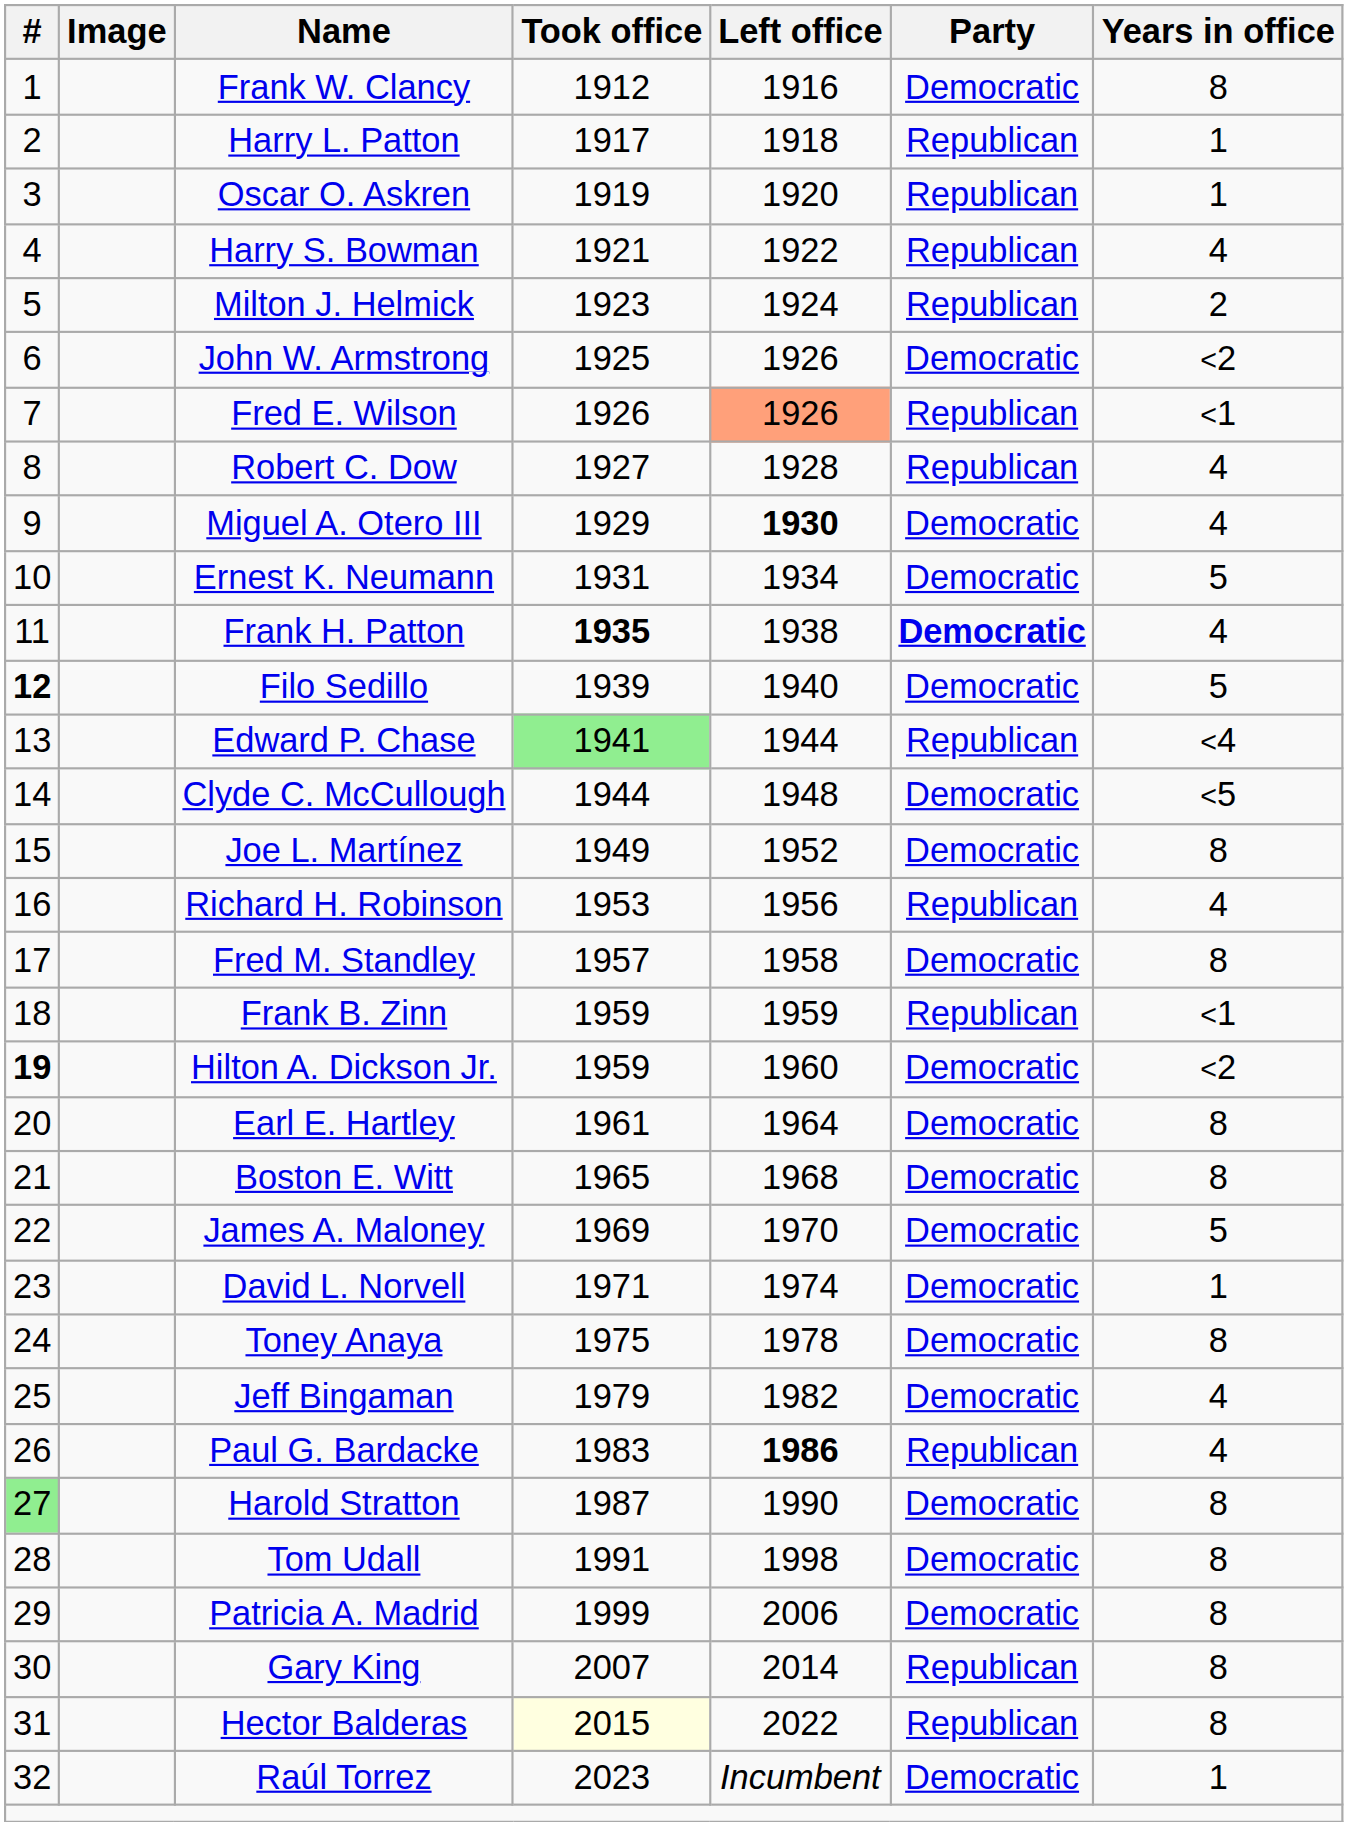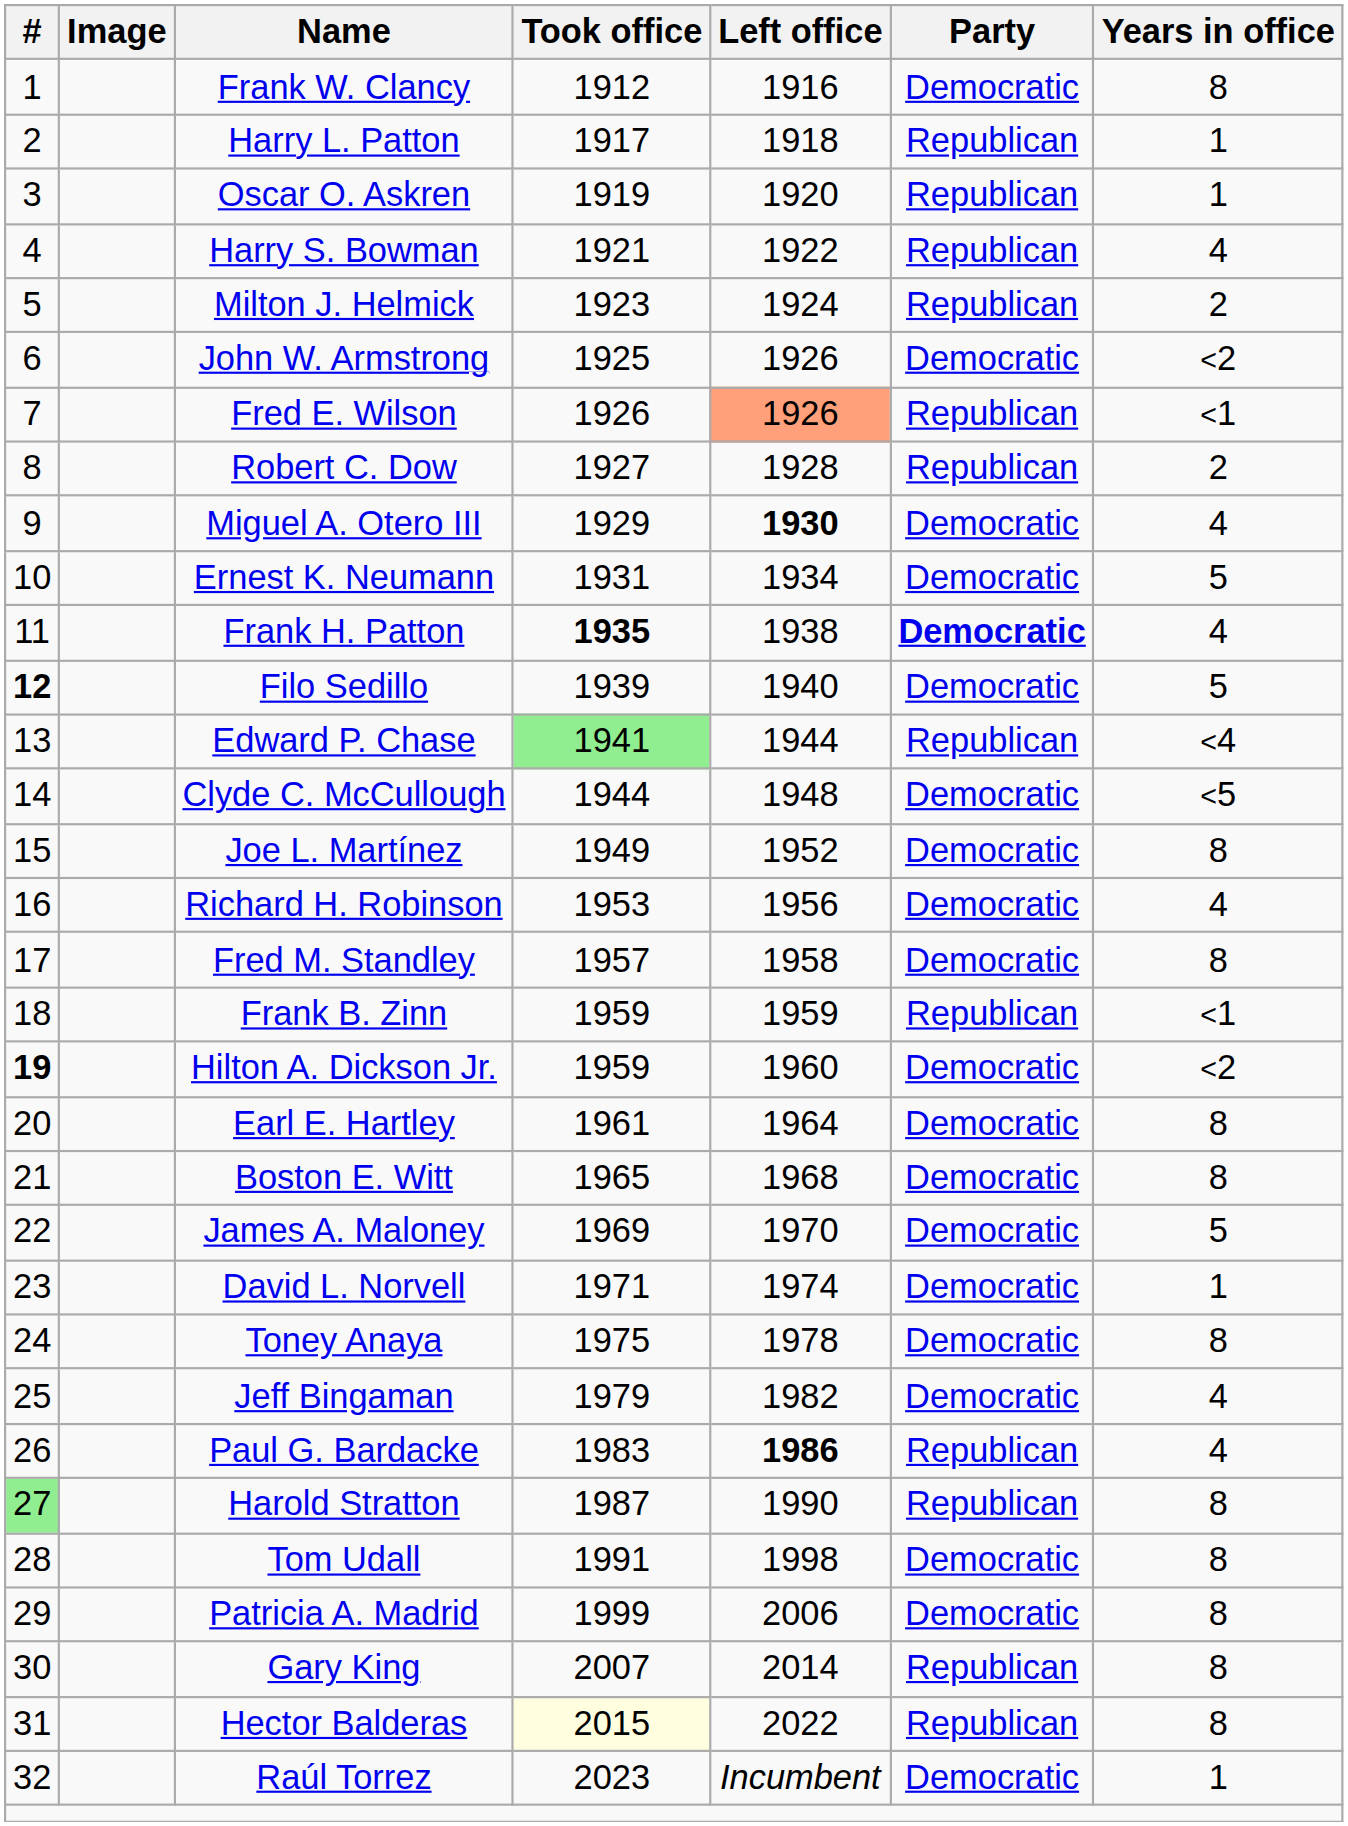(1218, 468) 4 -> (1218, 468) 2
(992, 904) Republican -> (992, 904) Democratic
(992, 1504) Democratic -> (992, 1504) Republican
